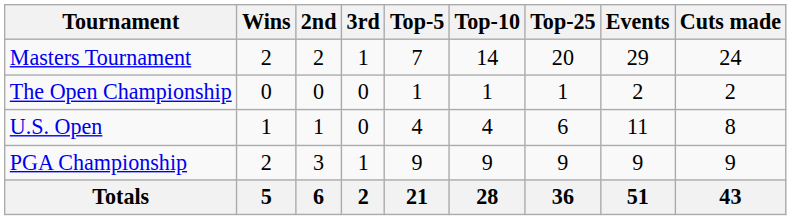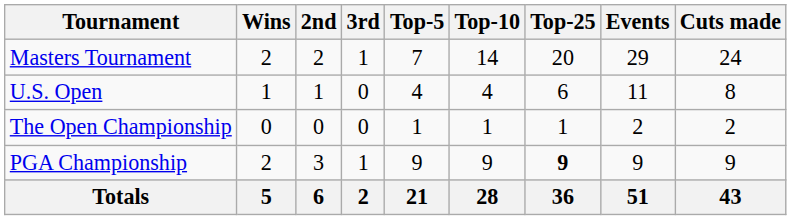rows swapped: (56, 127) <-> (121, 92)
(563, 162) normal -> (563, 162) bold
